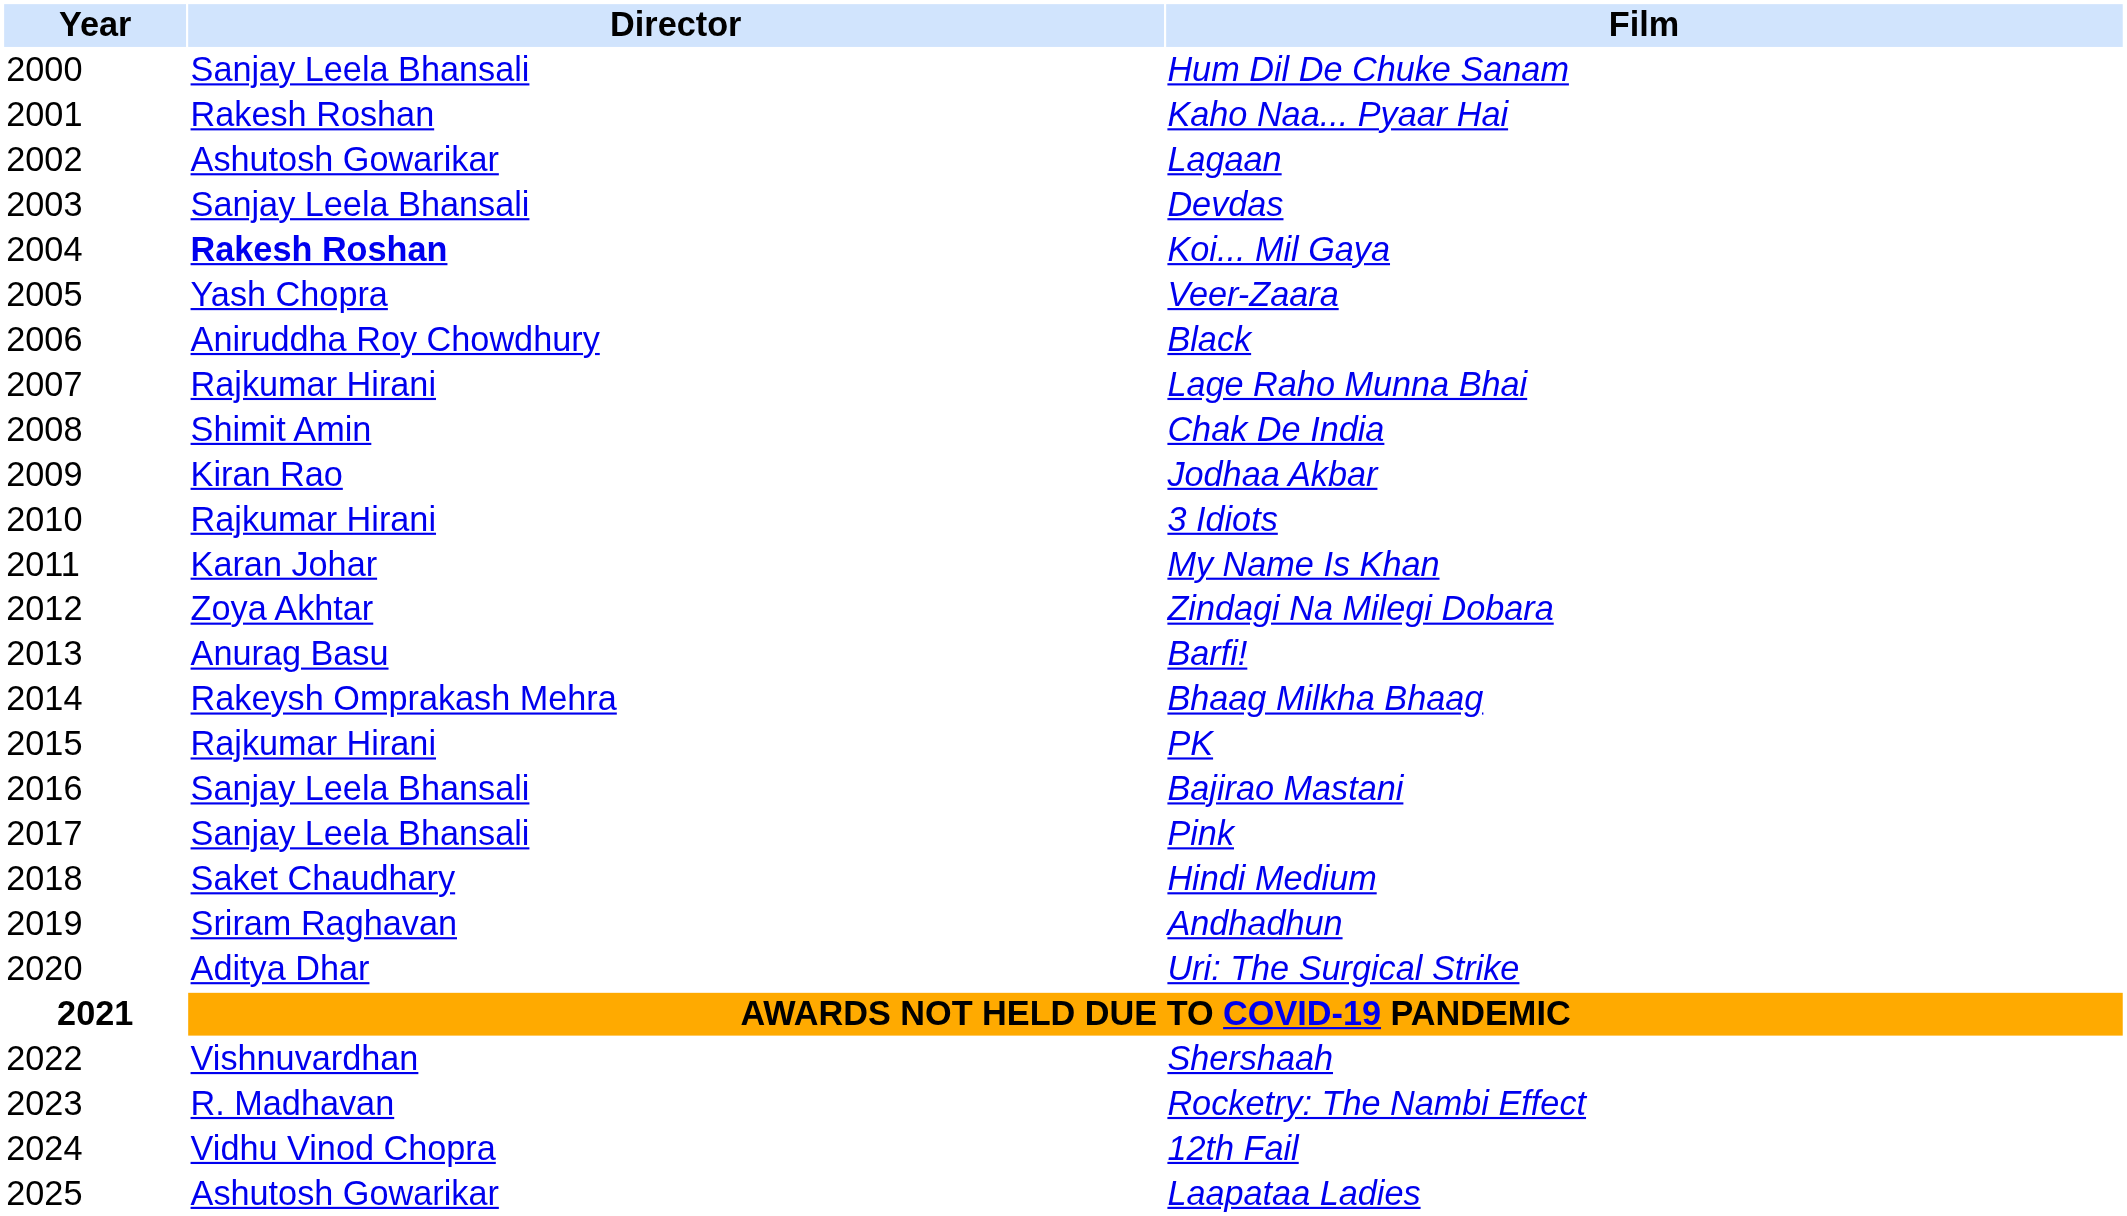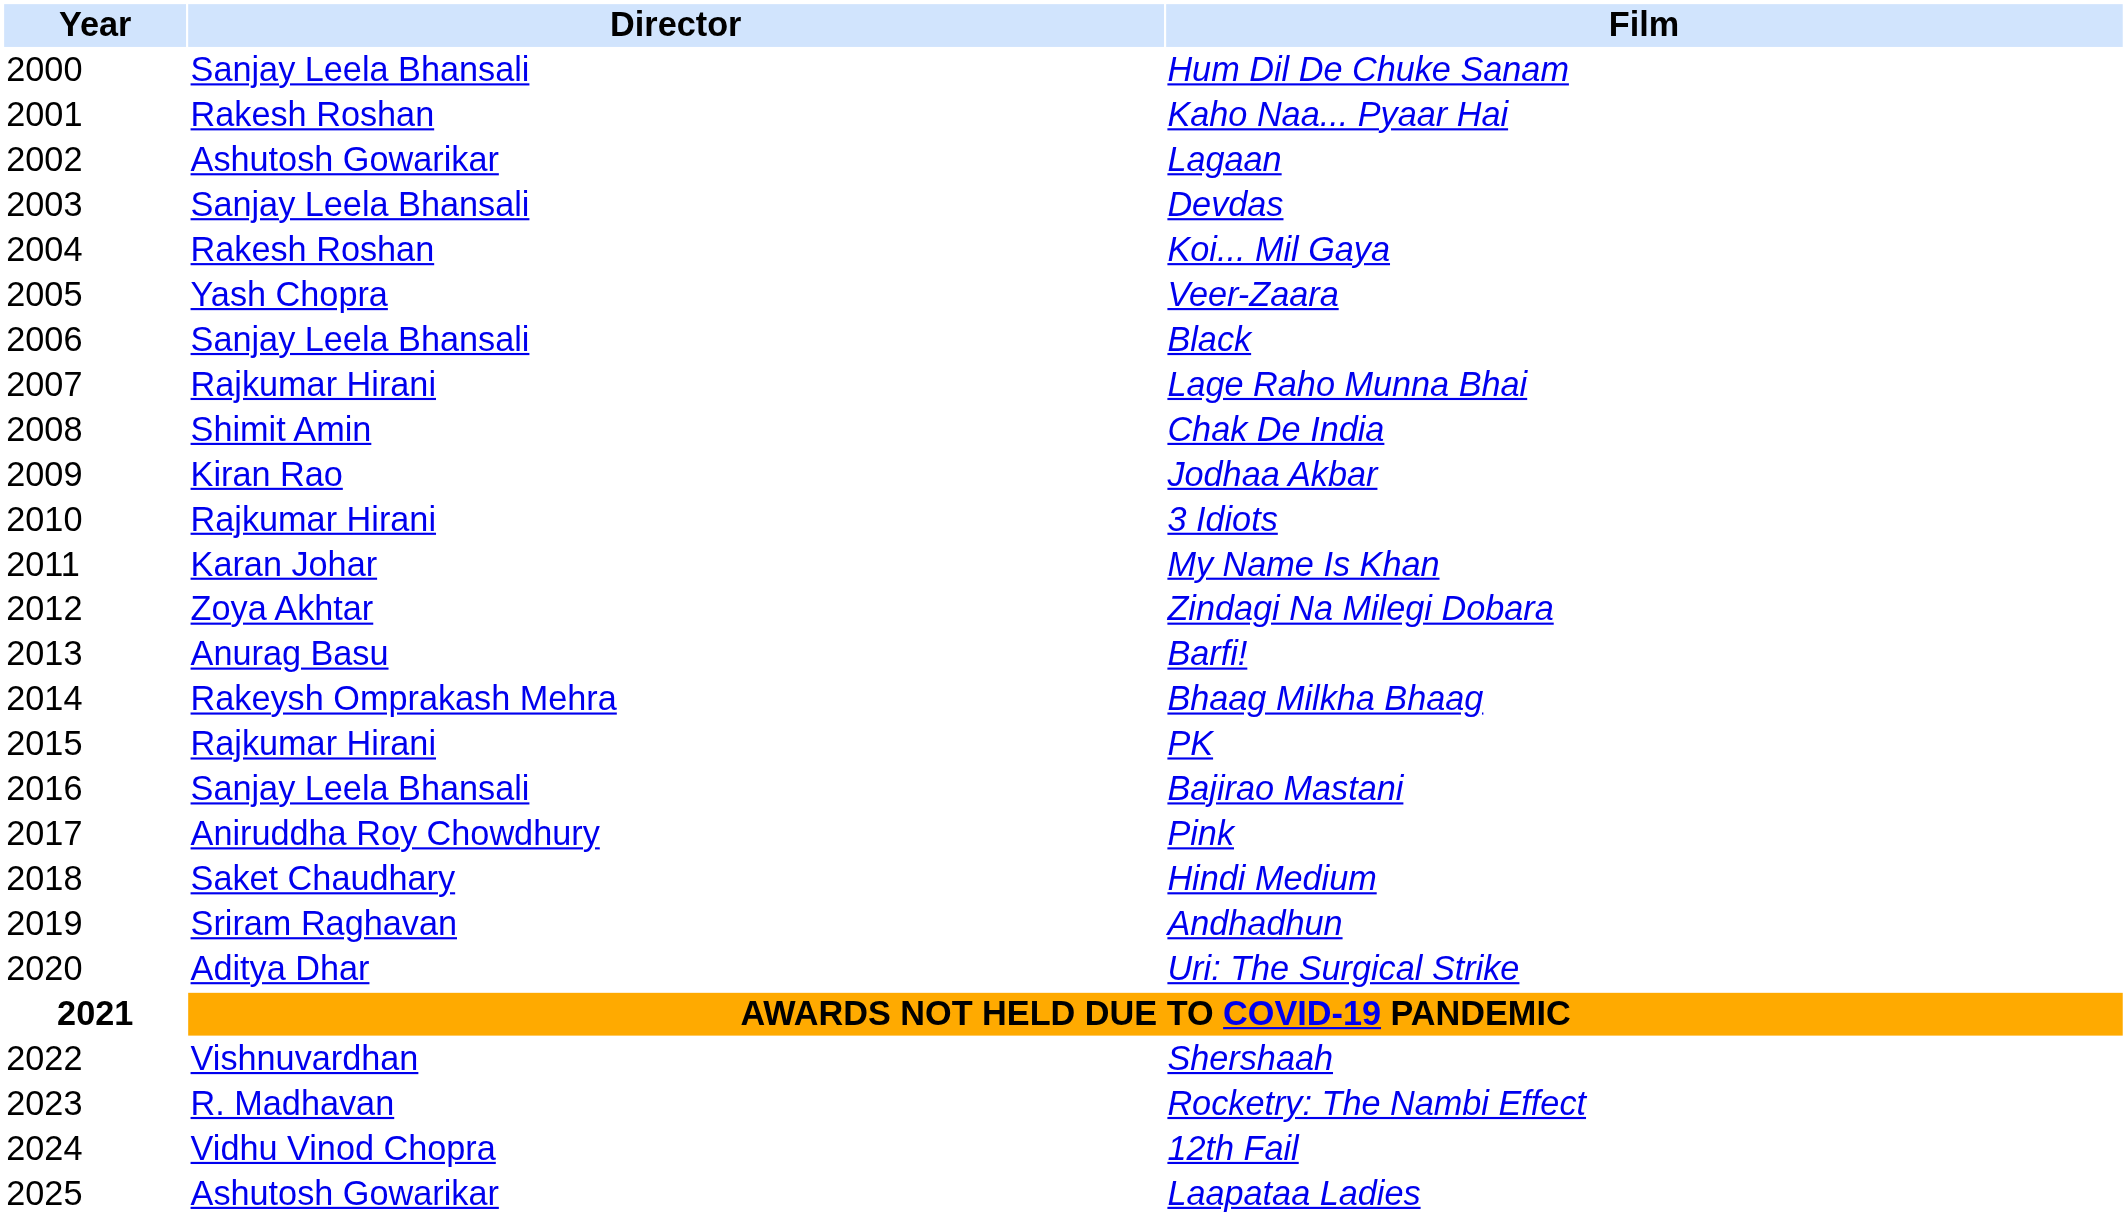(319, 249) bold -> (312, 249) normal
(395, 339) Aniruddha Roy Chowdhury -> (360, 339) Sanjay Leela Bhansali
(360, 833) Sanjay Leela Bhansali -> (395, 833) Aniruddha Roy Chowdhury
